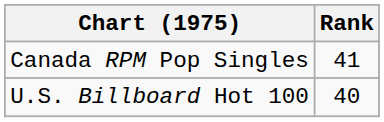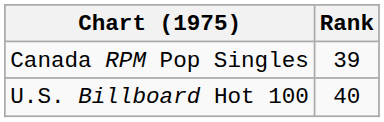(347, 60) 41 -> (347, 60) 39
